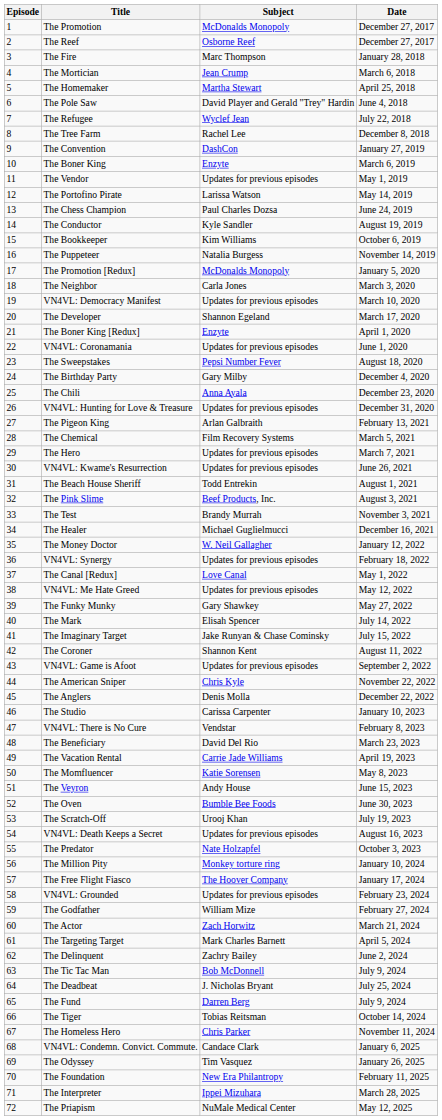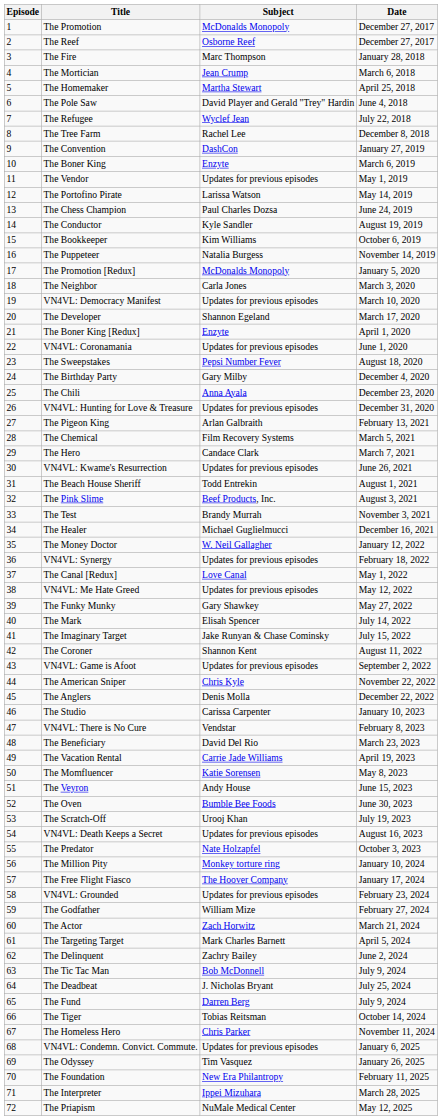(260, 453) Updates for previous episodes -> (230, 453) Candace Clark
(230, 1047) Candace Clark -> (260, 1047) Updates for previous episodes
